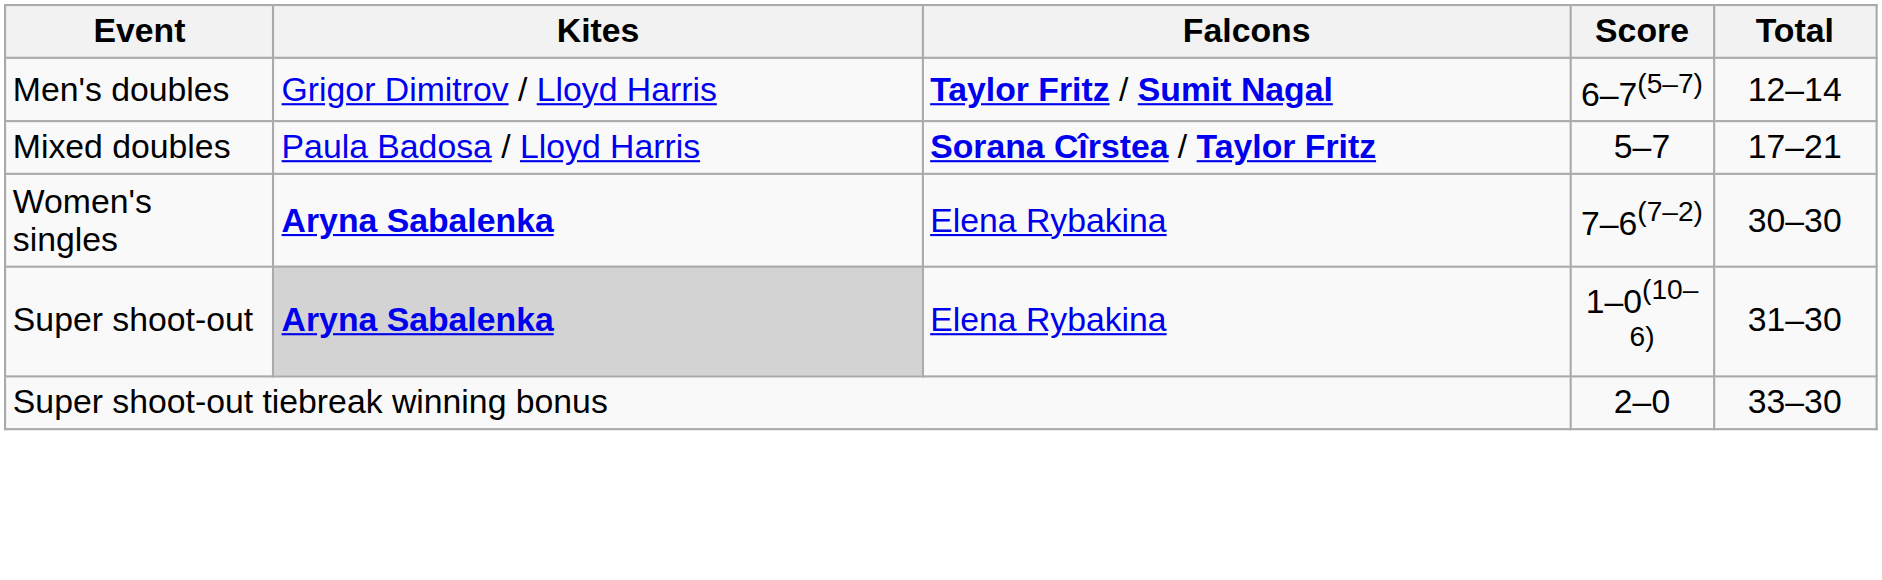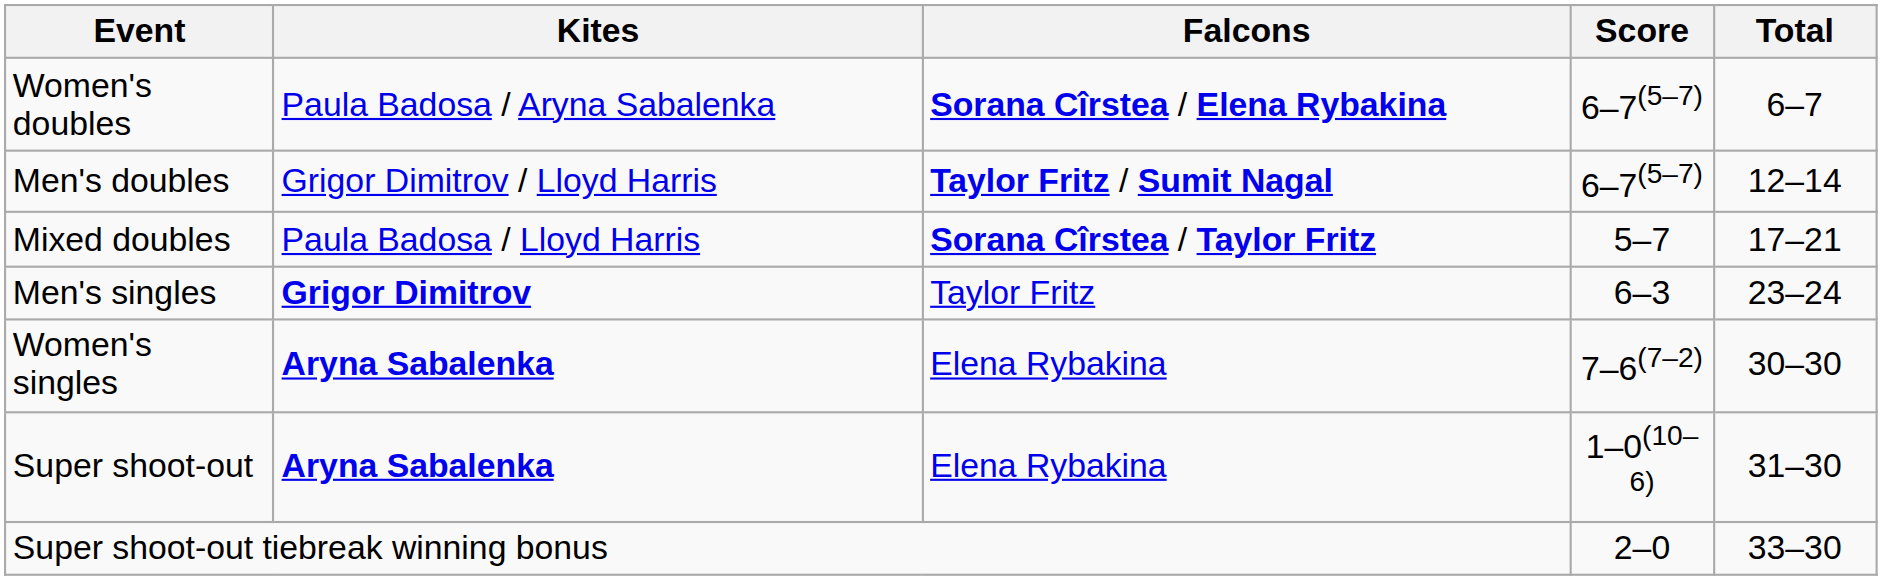+ row: (82, 103)
+ row: (115, 292)
(418, 320) lightgrey background -> (418, 465) no background
